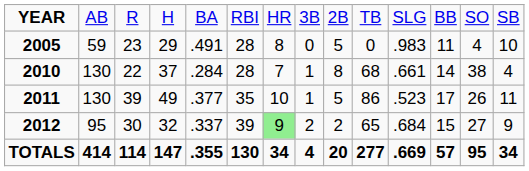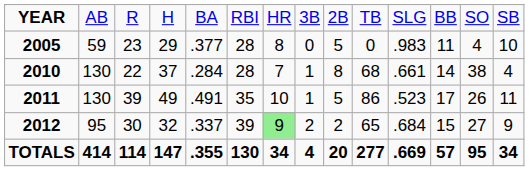(206, 44) .491 -> (206, 44) .377
(206, 98) .377 -> (206, 98) .491
